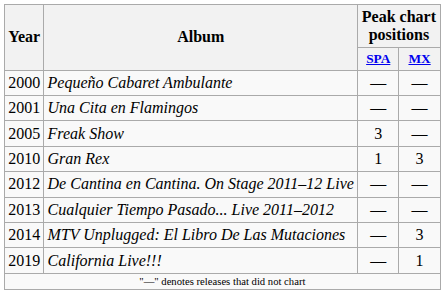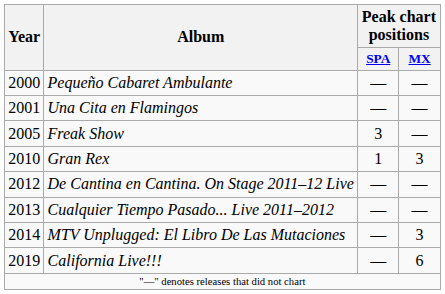(420, 260) 1 -> (420, 260) 6
